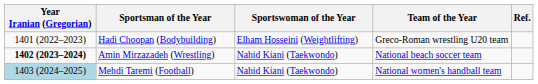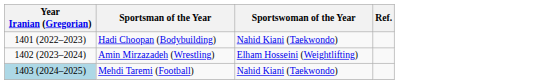- column: (442, 18)
(297, 40) Elham Hosseini (Weightlifting) -> (287, 40) Nahid Kiani (Taekwondo)
(50, 56) bold -> (50, 56) normal
(287, 56) Nahid Kiani (Taekwondo) -> (297, 56) Elham Hosseini (Weightlifting)
